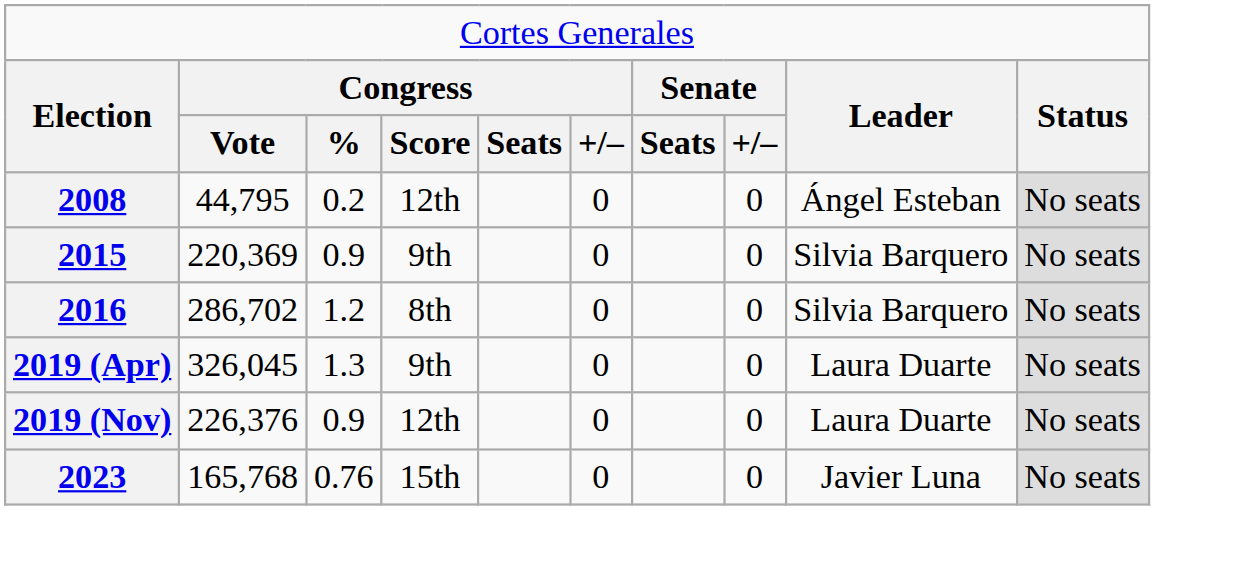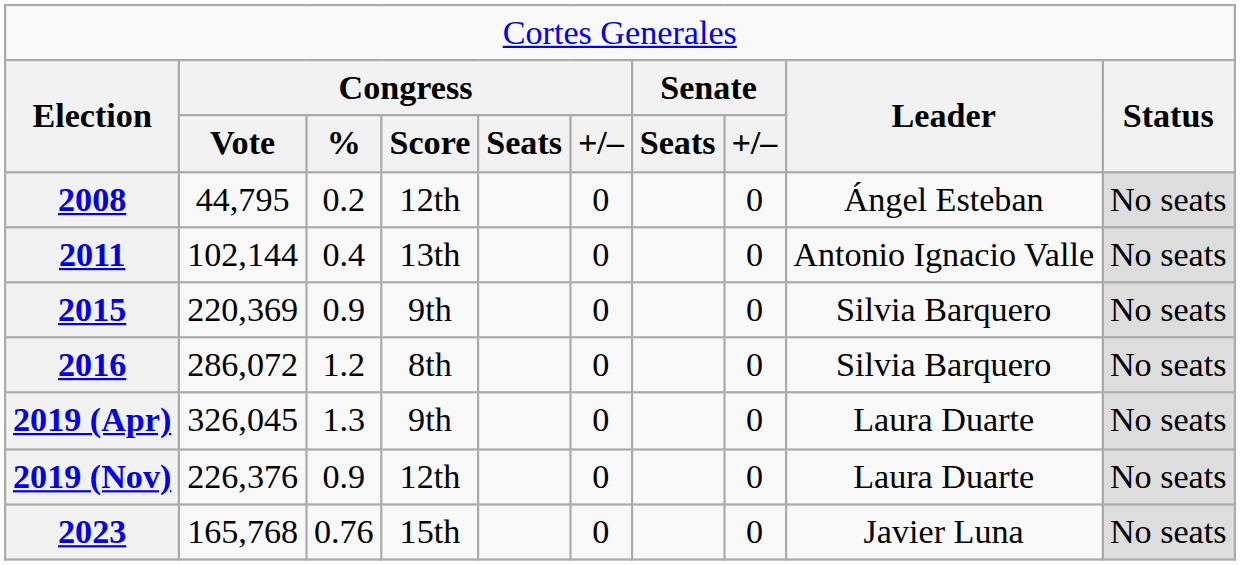+ row: (92, 253)
(243, 308) 286,702 -> (243, 364) 286,072
